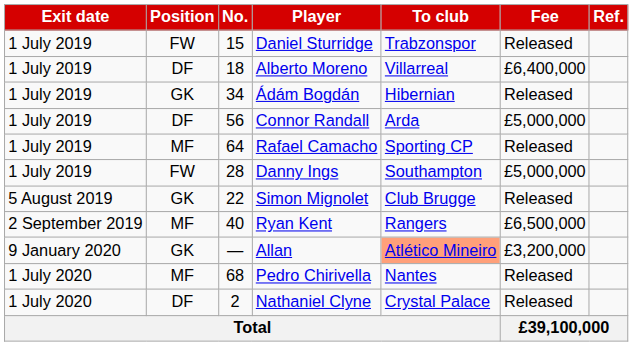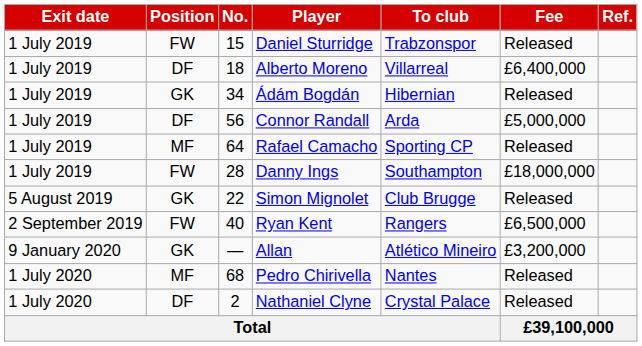(545, 172) £5,000,000 -> (549, 172) £18,000,000
(182, 224) MF -> (182, 224) FW
(441, 250) lightsalmon background -> (441, 250) no background
